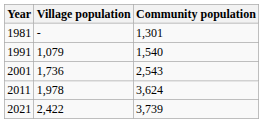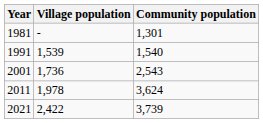(50, 52) 1,079 -> (50, 52) 1,539
